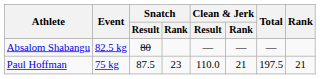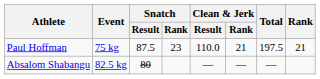rows swapped: (37, 65) <-> (48, 47)
